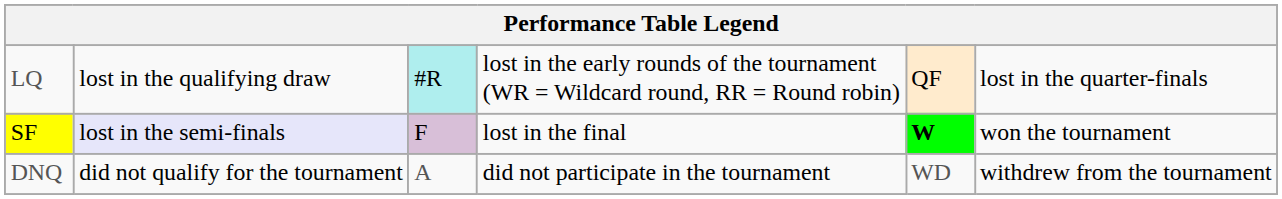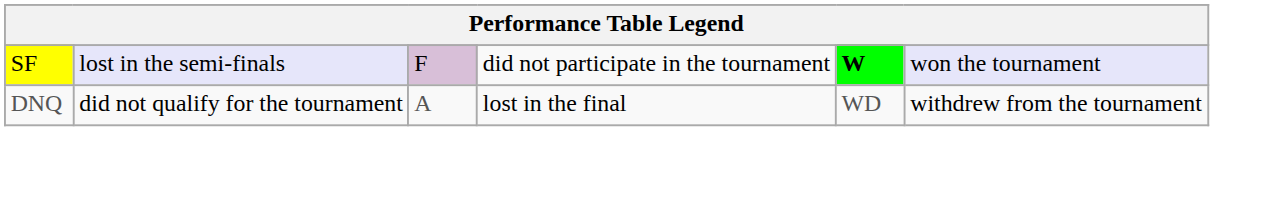- row: (27, 79)
(555, 133) lost in the final -> (656, 65) did not participate in the tournament
(1075, 133) no background -> (1005, 65) lavender background
(656, 173) did not participate in the tournament -> (555, 105) lost in the final
